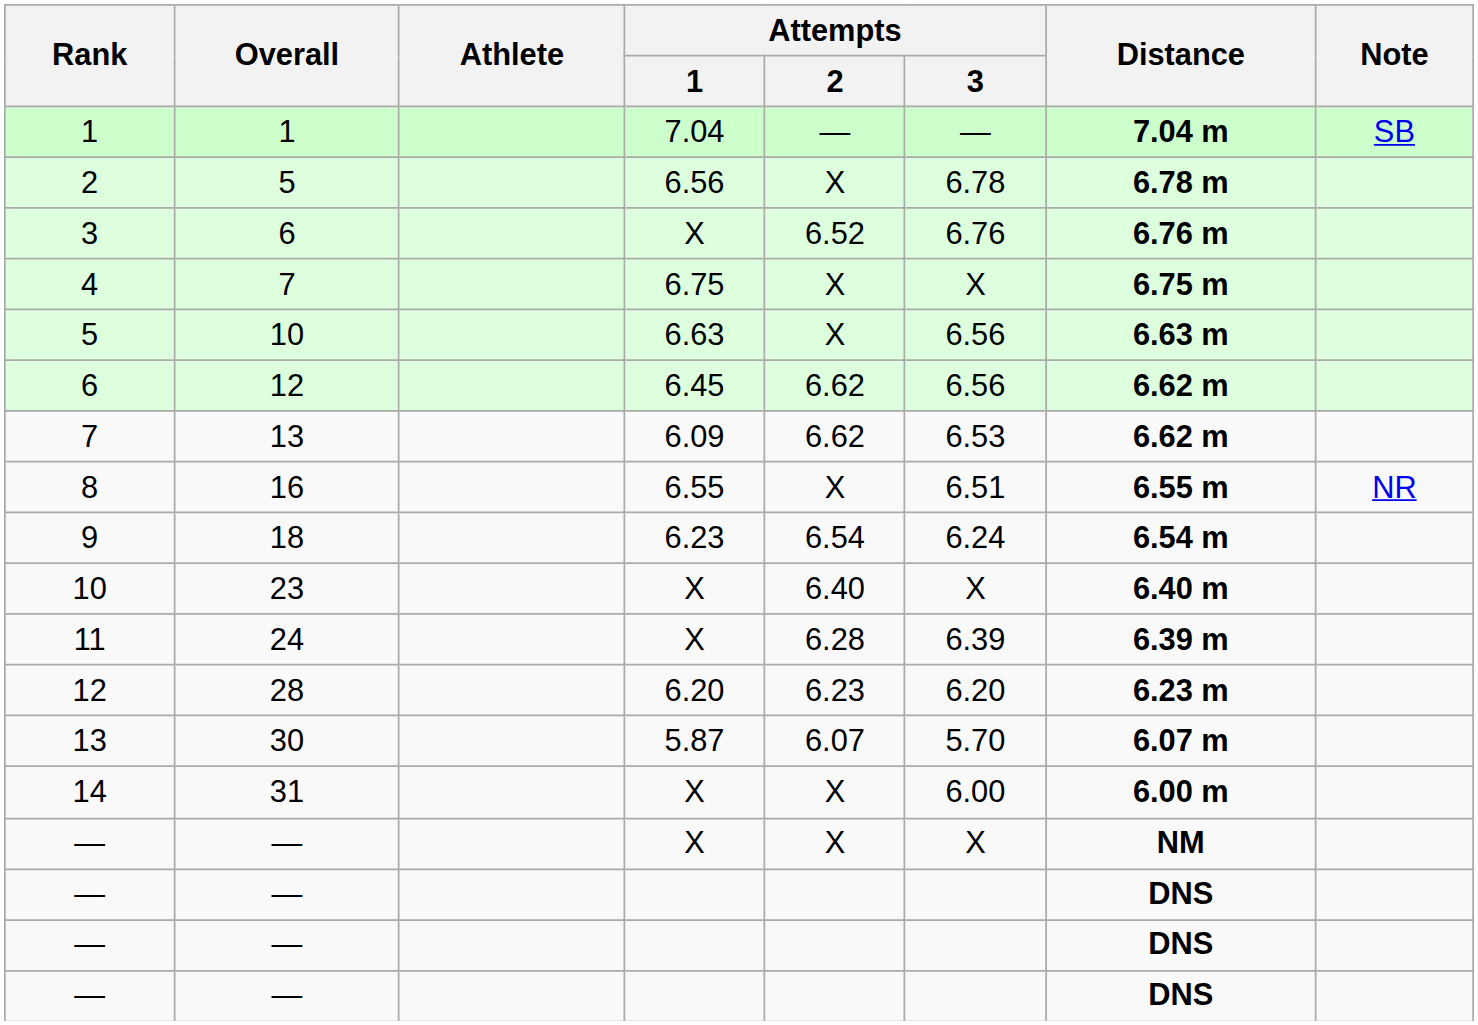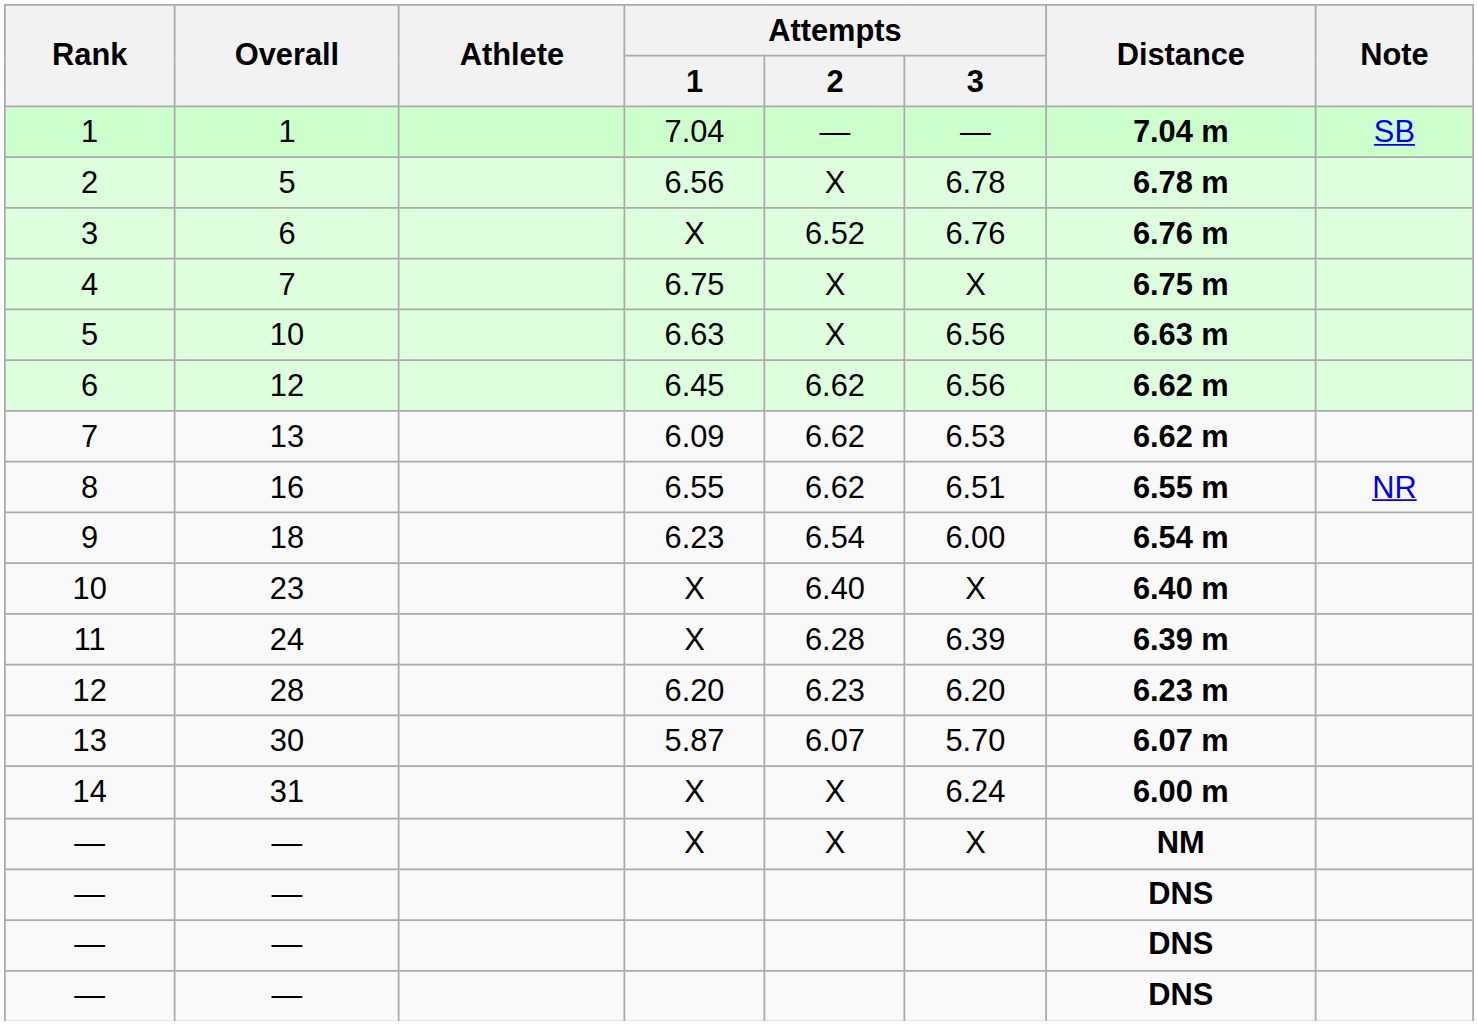(835, 486) X -> (835, 486) 6.62
(975, 537) 6.24 -> (975, 537) 6.00
(975, 791) 6.00 -> (975, 791) 6.24
